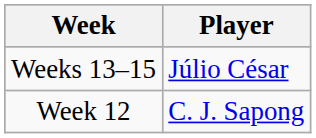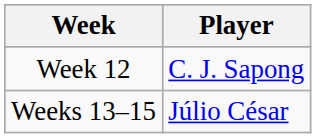rows swapped: (83, 111) <-> (83, 68)
